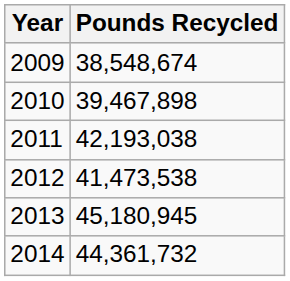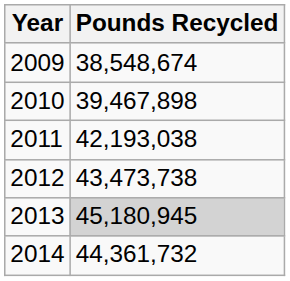(137, 178) 41,473,538 -> (137, 178) 43,473,738
(137, 216) no background -> (137, 216) lightgrey background
